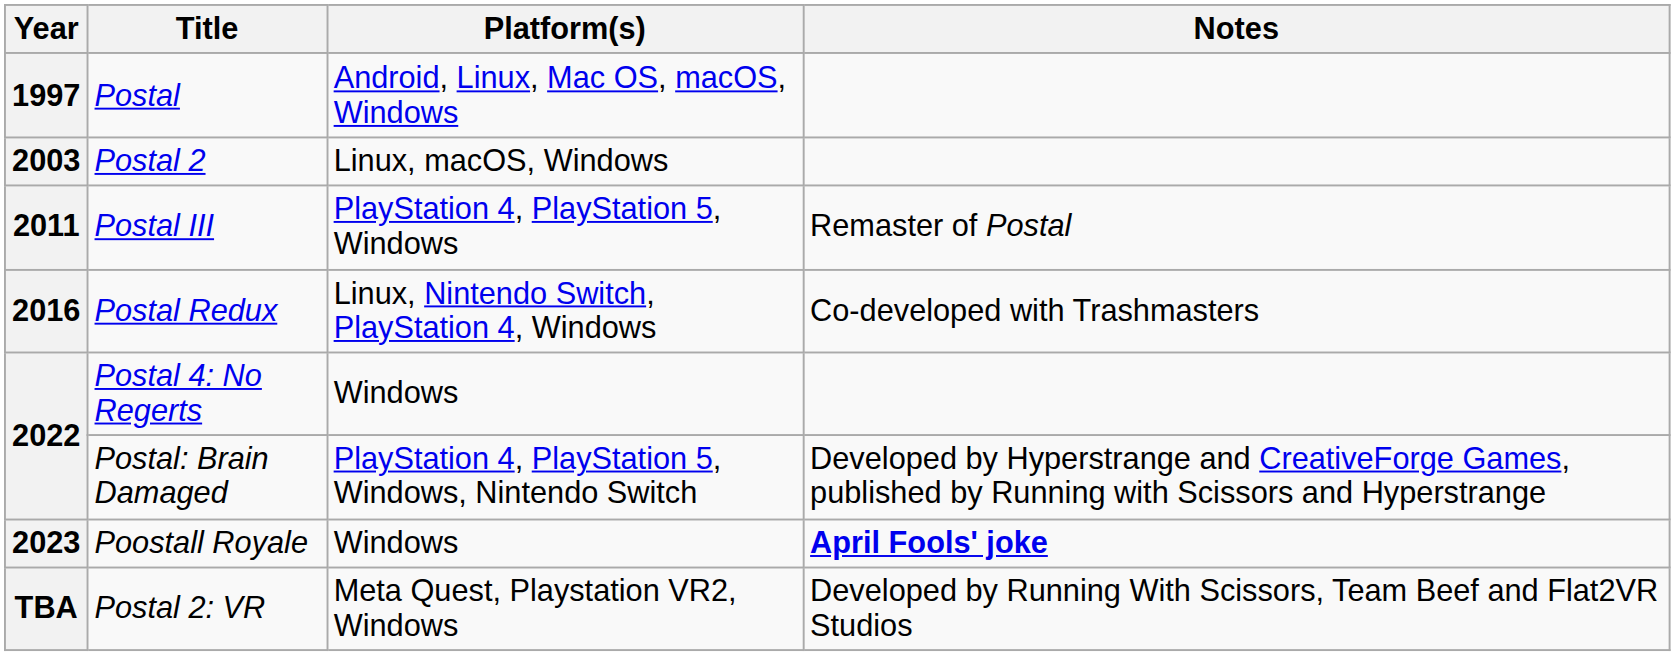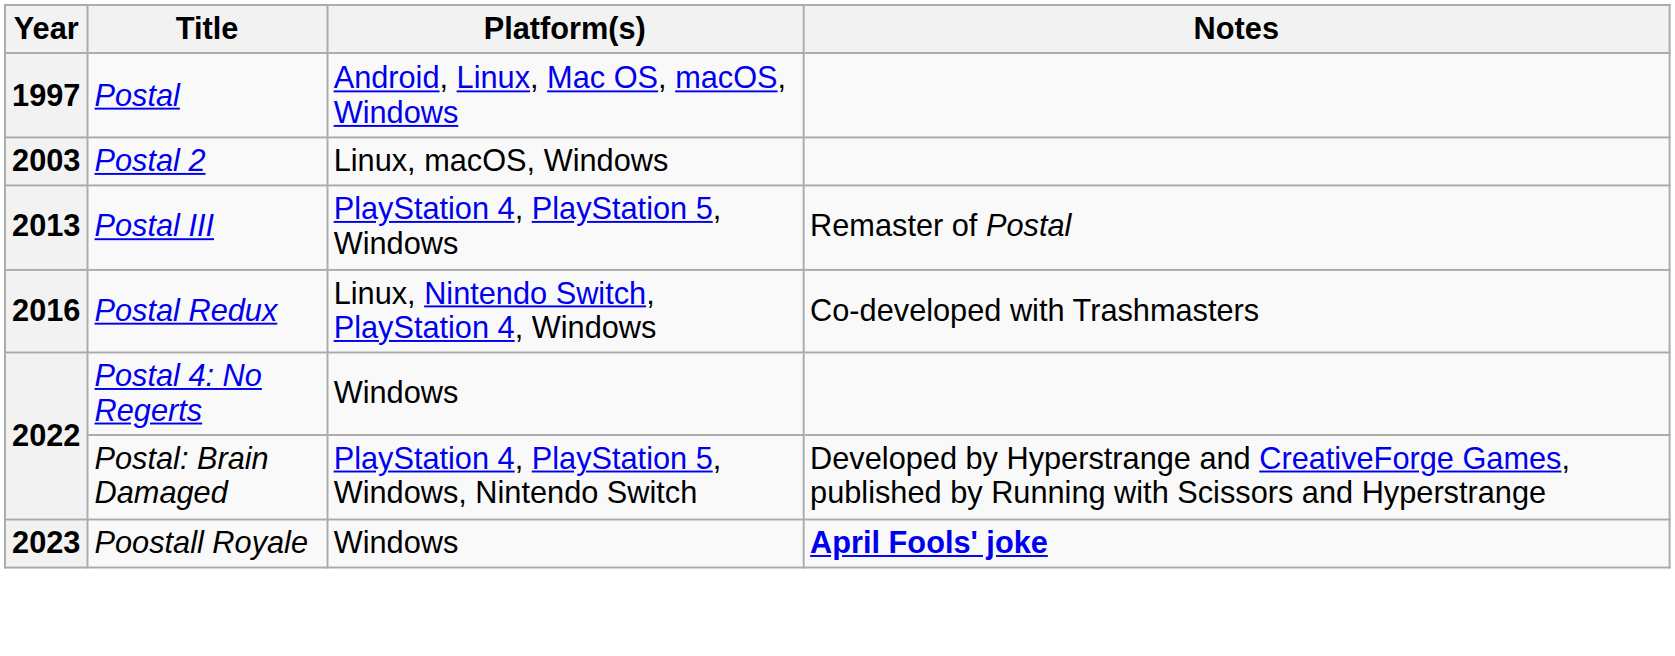(46, 226) 2011 -> (46, 226) 2013
- row: (180, 608)
